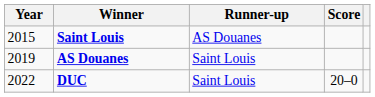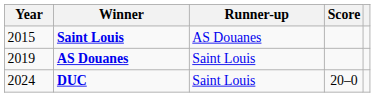(21, 80) 2022 -> (21, 80) 2024
